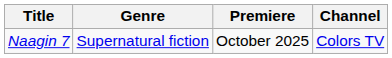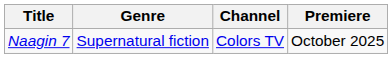columns swapped: (350, 16) <-> (263, 16)
